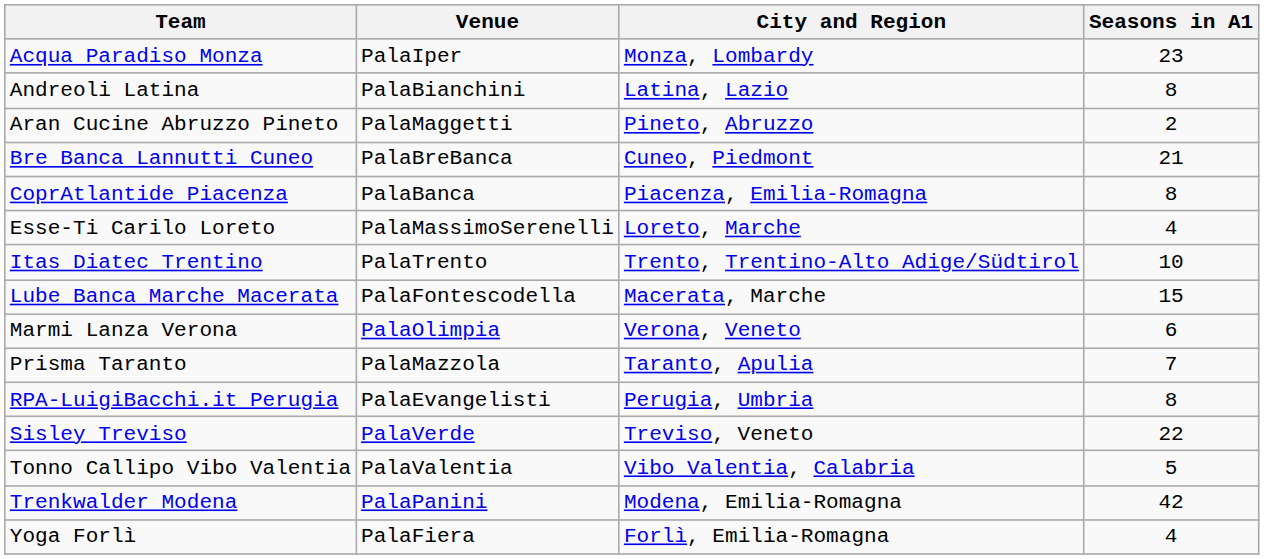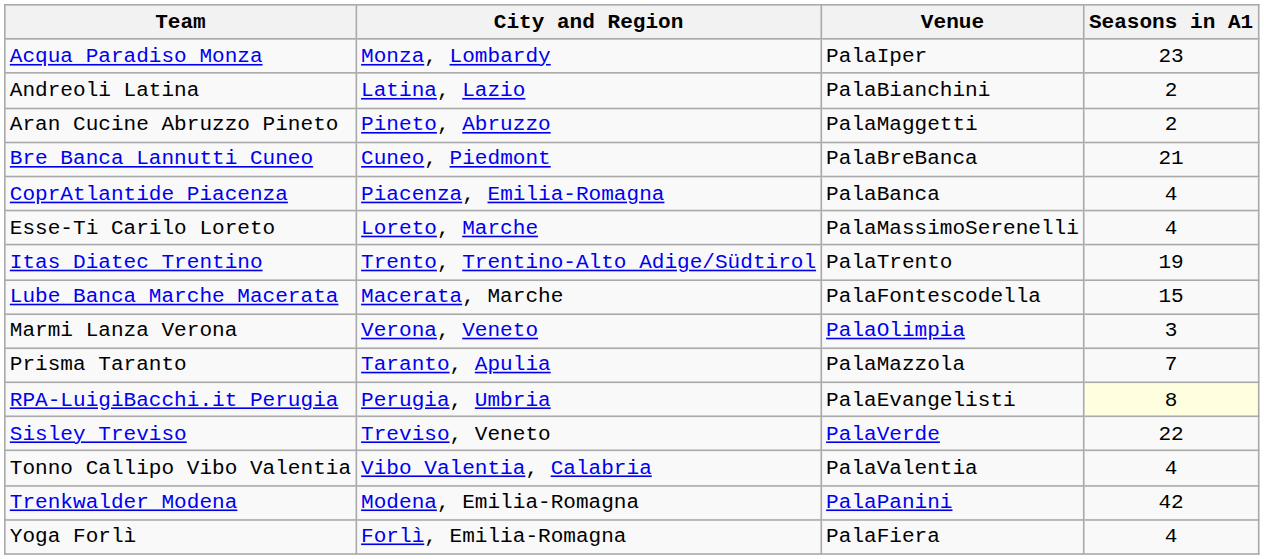columns swapped: (851, 22) <-> (487, 22)
(1171, 91) 8 -> (1171, 91) 2
(1171, 194) 8 -> (1171, 194) 4
(1171, 262) 10 -> (1171, 262) 19
(1171, 331) 6 -> (1171, 331) 3
(1171, 400) no background -> (1171, 400) lightyellow background
(1171, 468) 5 -> (1171, 468) 4
